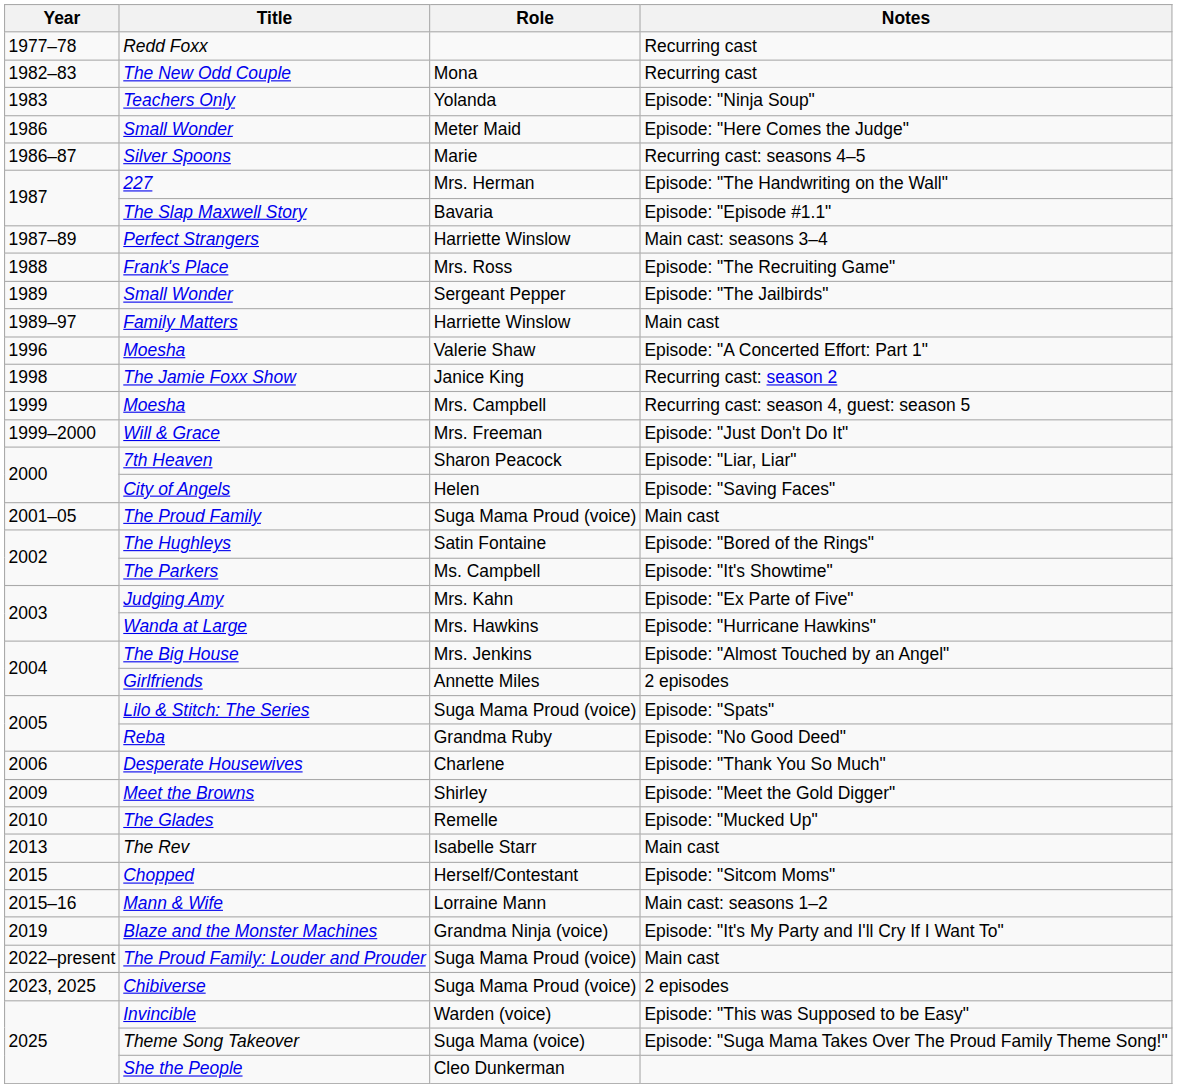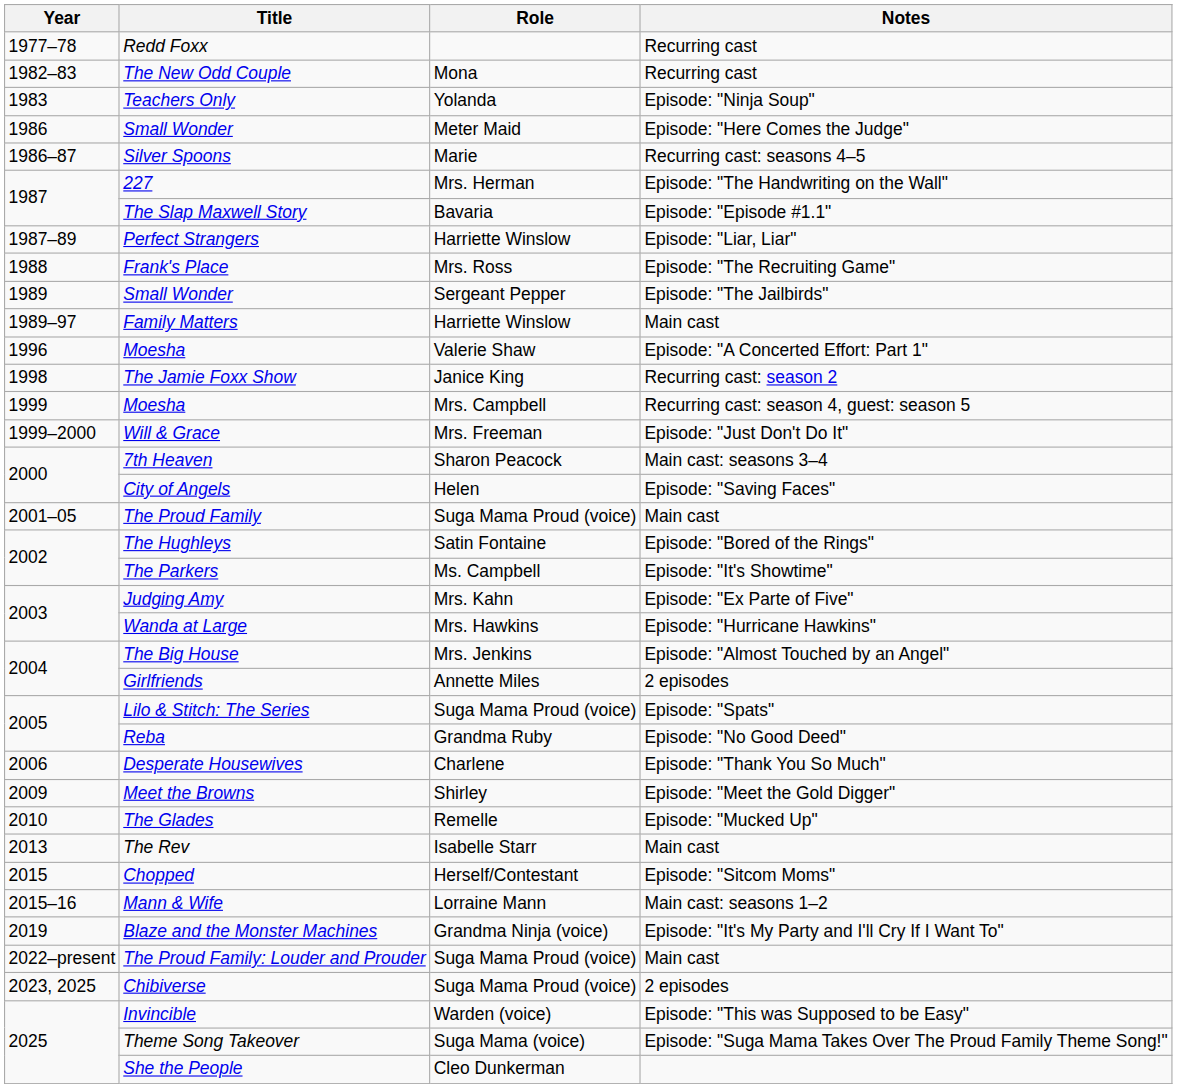(736, 239) Main cast: seasons 3–4 -> (720, 239) Episode: "Liar, Liar"
(720, 460) Episode: "Liar, Liar" -> (736, 460) Main cast: seasons 3–4
